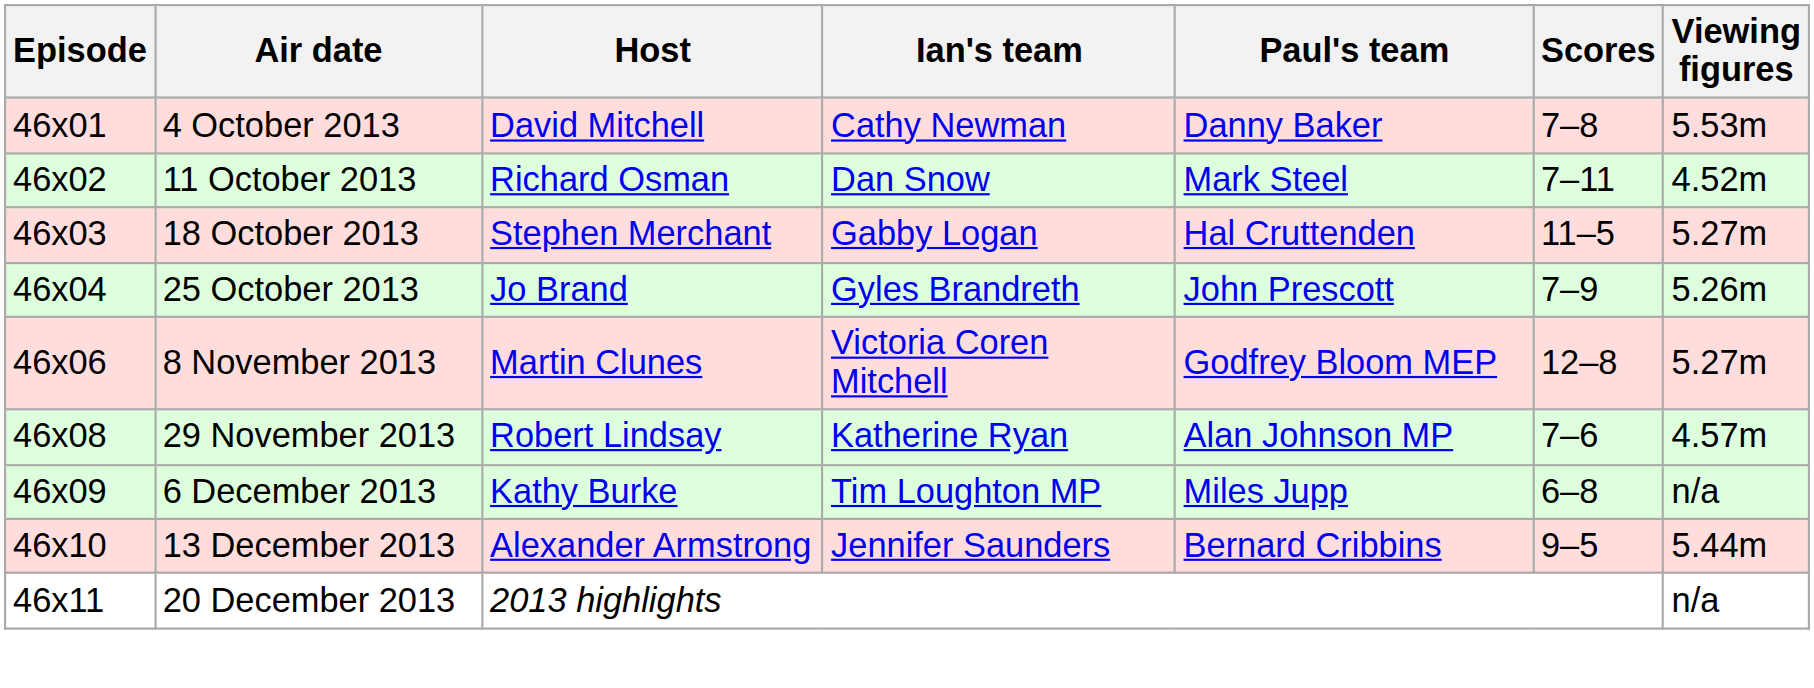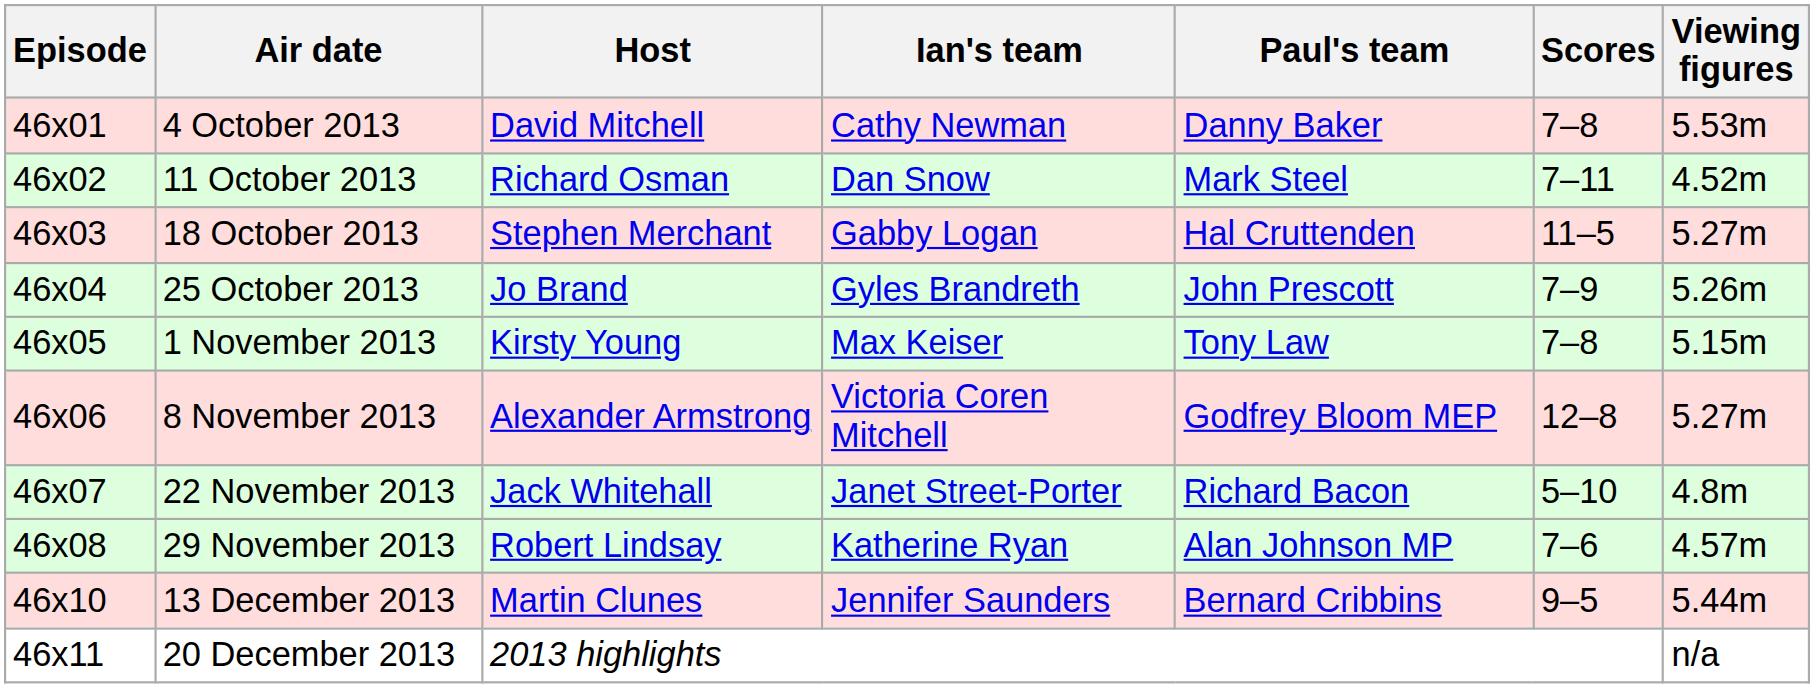+ row: (299, 343)
(596, 362) Martin Clunes -> (651, 417) Alexander Armstrong
+ row: (309, 491)
- row: (299, 491)
(651, 545) Alexander Armstrong -> (596, 600) Martin Clunes
